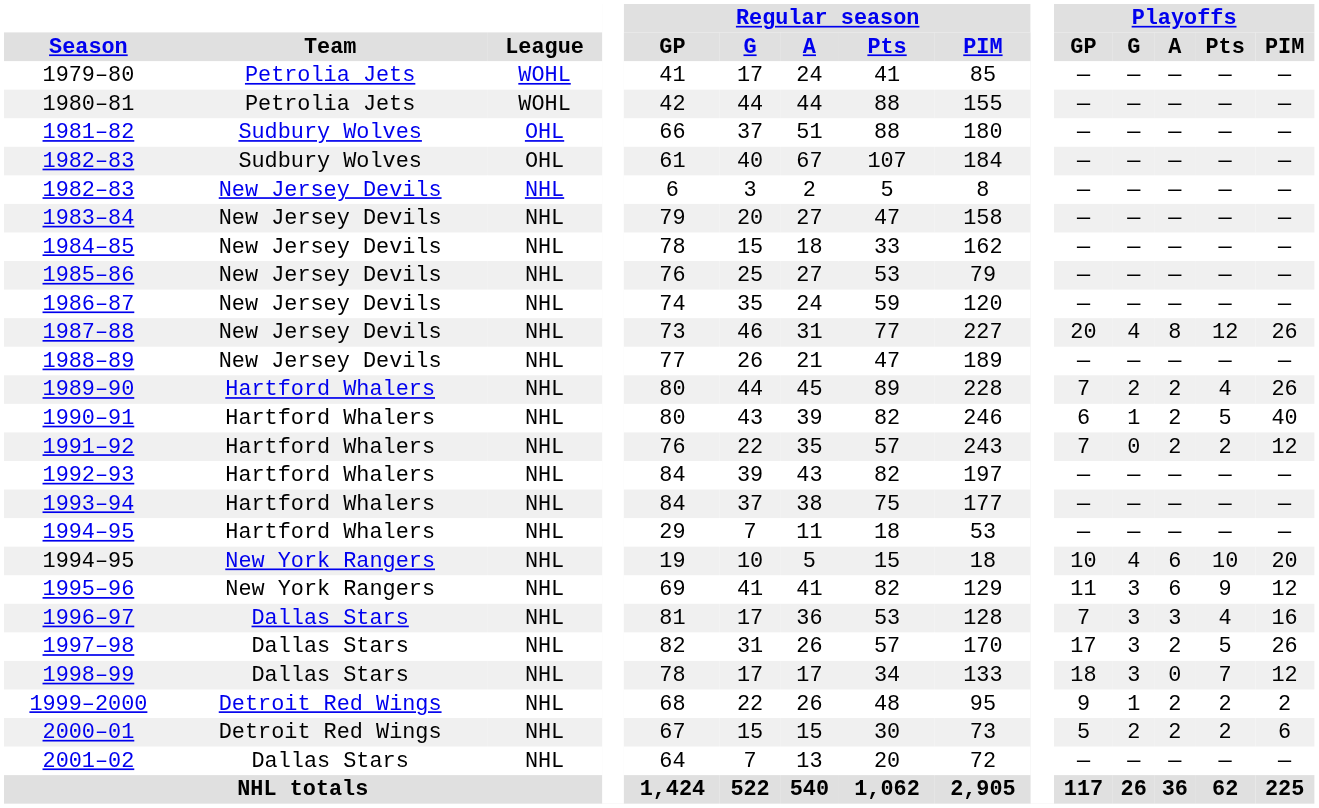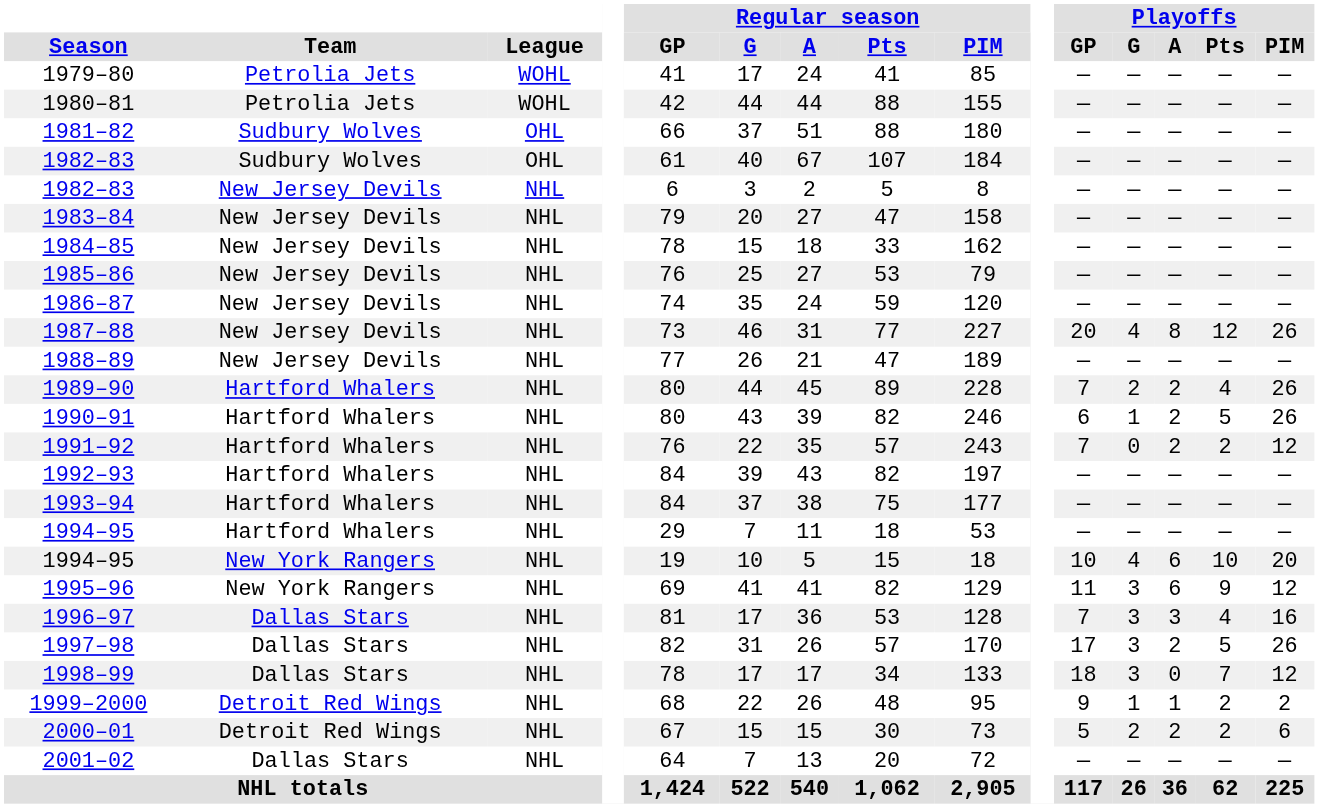(1285, 418) 40 -> (1285, 418) 26
(1175, 704) 2 -> (1175, 704) 1
